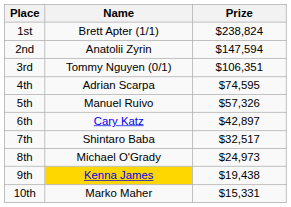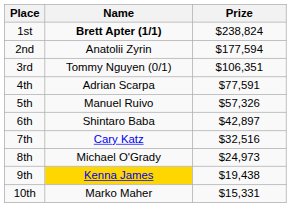(119, 31) normal -> (119, 31) bold
(239, 49) $147,594 -> (239, 49) $177,594
(239, 85) $74,595 -> (239, 85) $77,591
(119, 121) Cary Katz -> (119, 121) Shintaro Baba
(119, 139) Shintaro Baba -> (119, 139) Cary Katz
(239, 139) $32,517 -> (239, 139) $32,516
